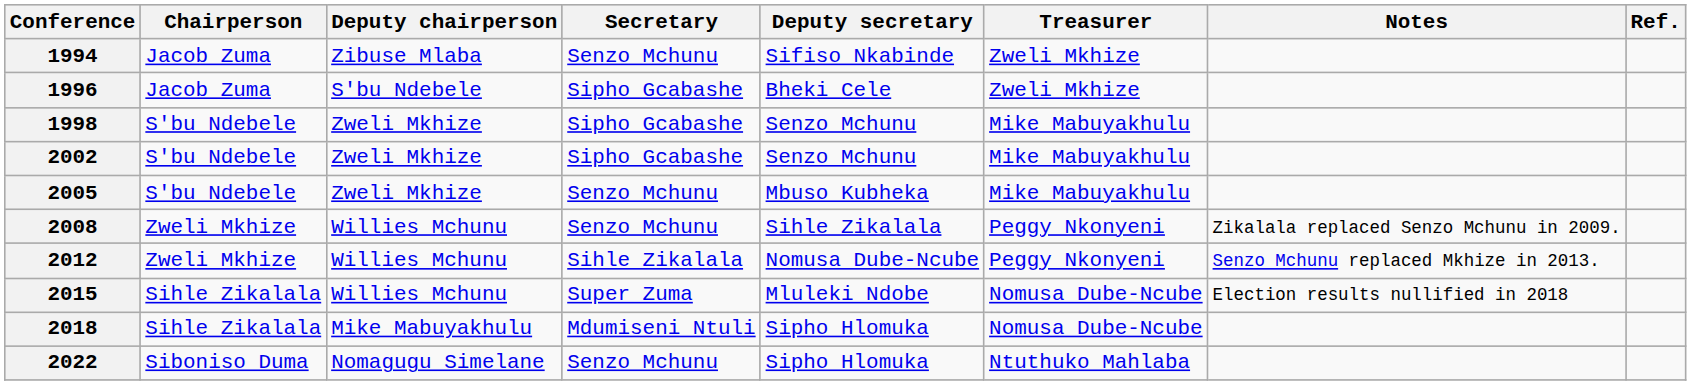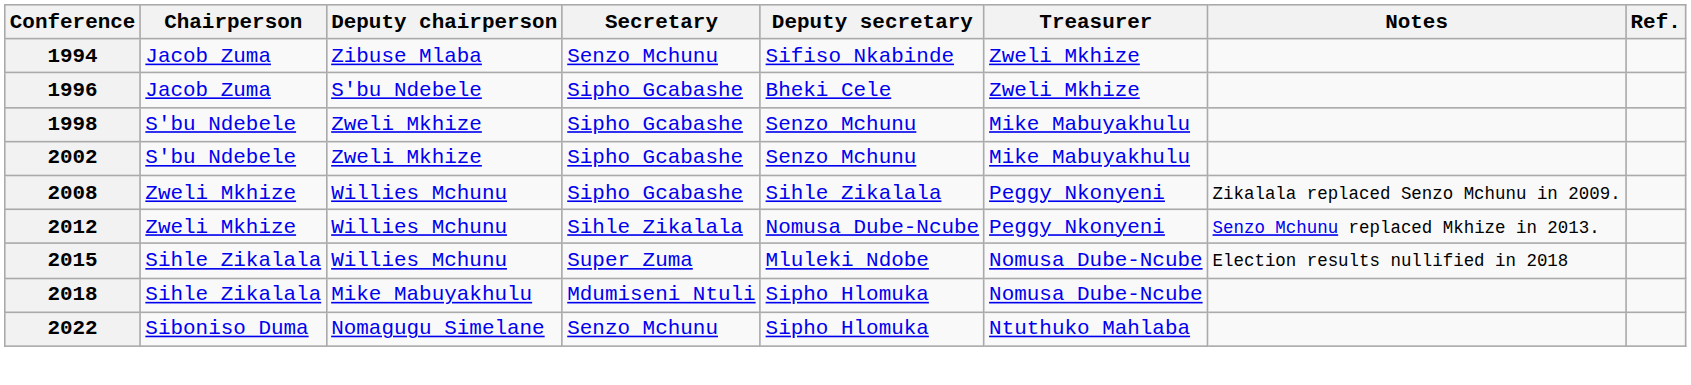- row: (73, 192)
(643, 227) Senzo Mchunu -> (655, 192) Sipho Gcabashe
